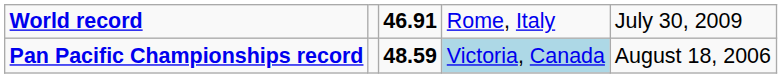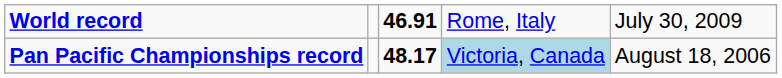(410, 55) 48.59 -> (410, 55) 48.17
